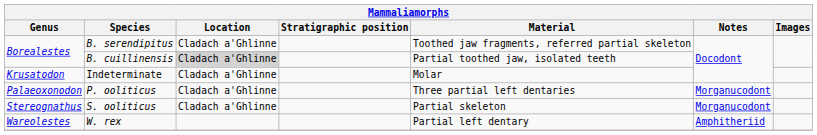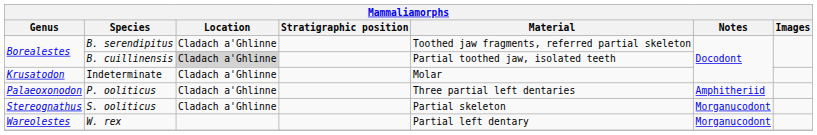(733, 91) Morganucodont -> (730, 91) Amphitheriid
(730, 122) Amphitheriid -> (733, 122) Morganucodont
